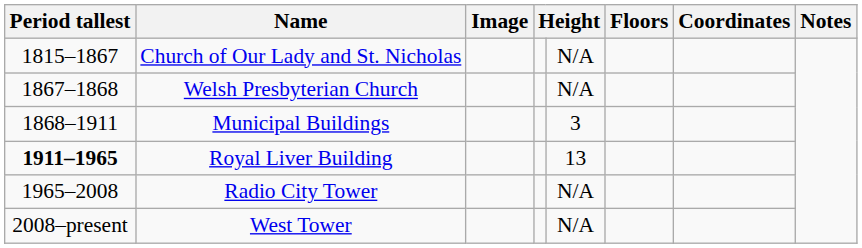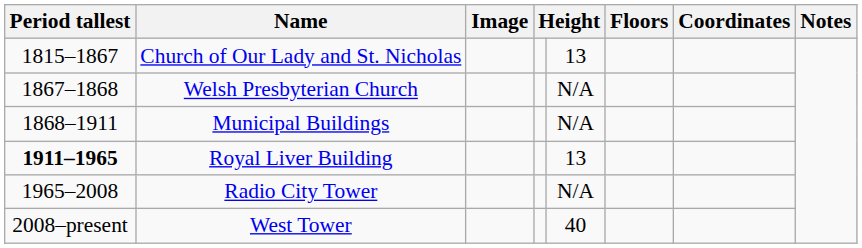(575, 55) N/A -> (575, 55) 13
(575, 123) 3 -> (575, 123) N/A
(575, 225) N/A -> (575, 225) 40
